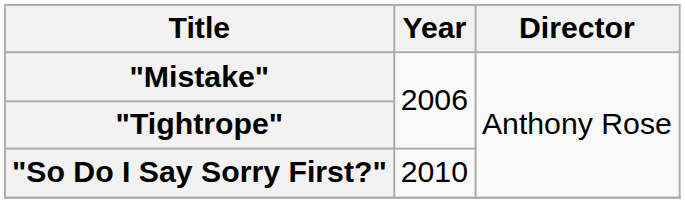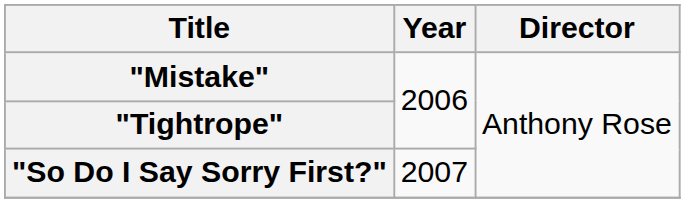(434, 172) 2010 -> (434, 172) 2007
